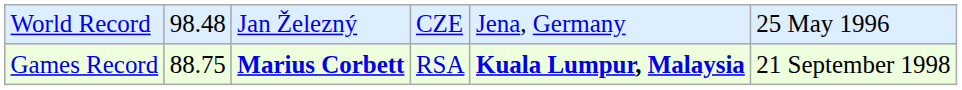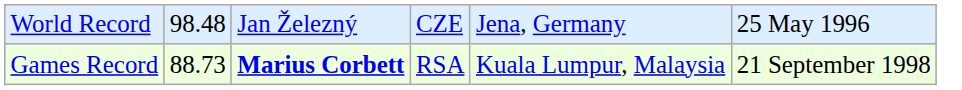(198, 63) 88.75 -> (198, 63) 88.73
(610, 63) bold -> (601, 63) normal
